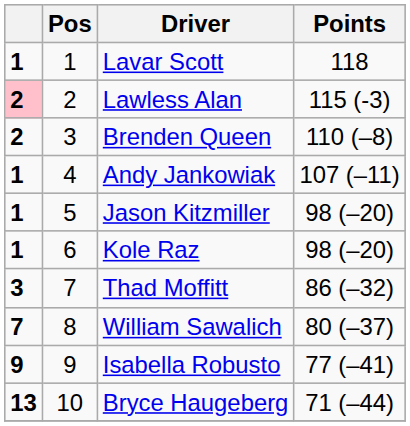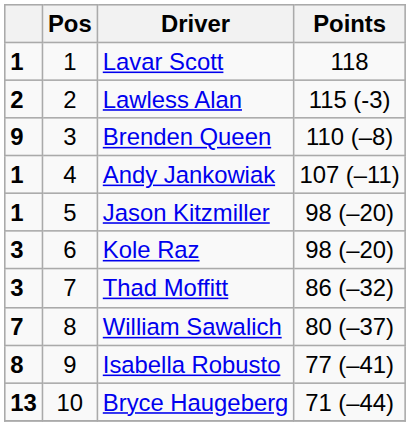(17, 99) pink background -> (17, 99) no background
(17, 137) 2 -> (17, 137) 9
(17, 251) 1 -> (17, 251) 3
(17, 364) 9 -> (17, 364) 8
